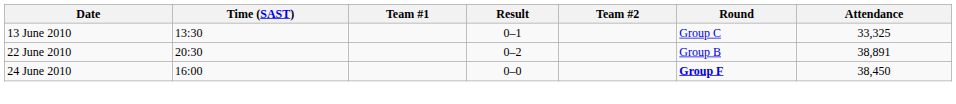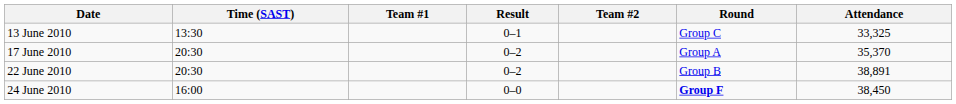+ row: (39, 52)
